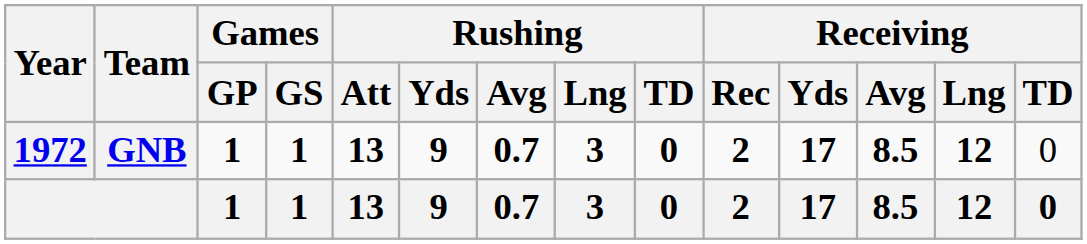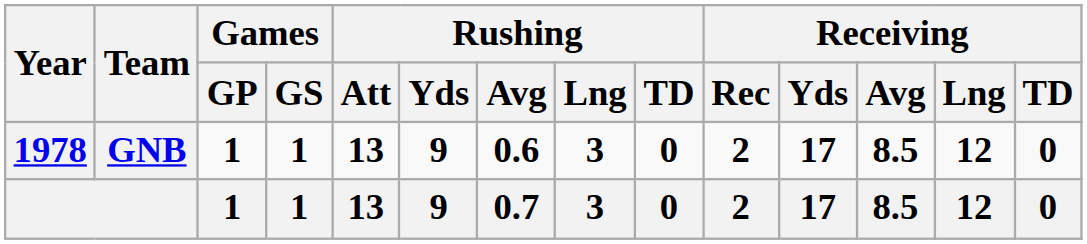(50, 149) 1972 -> (50, 149) 1978
(516, 149) 0.7 -> (516, 149) 0.6
(1048, 149) normal -> (1048, 149) bold
